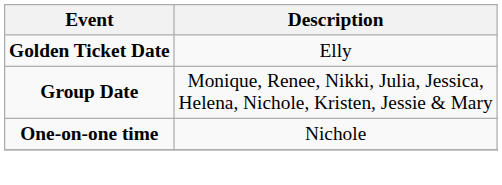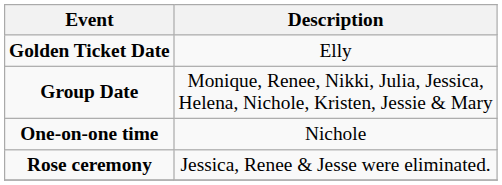+ row: (89, 164)
